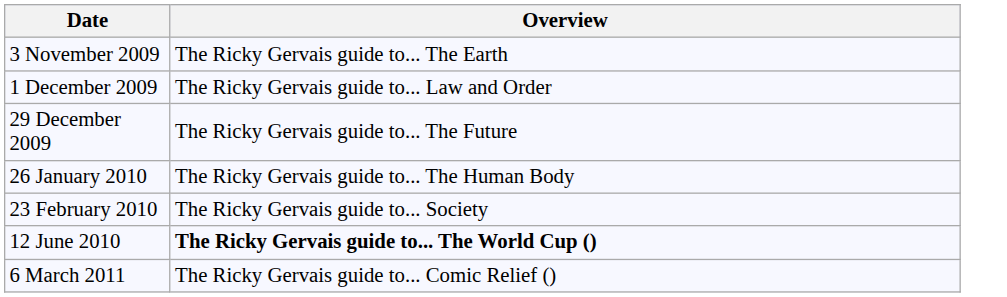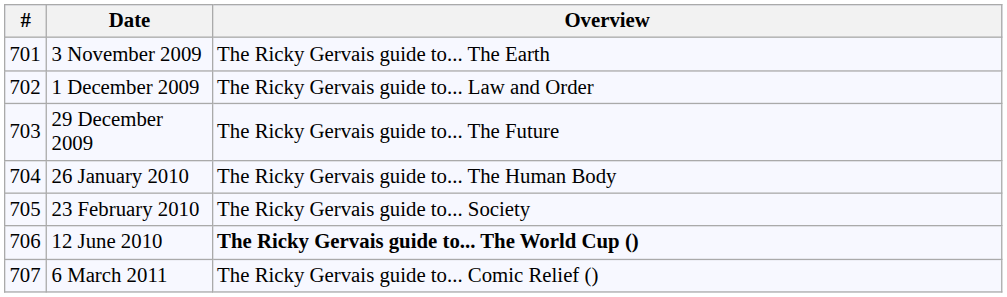+ column: (26, 20)
